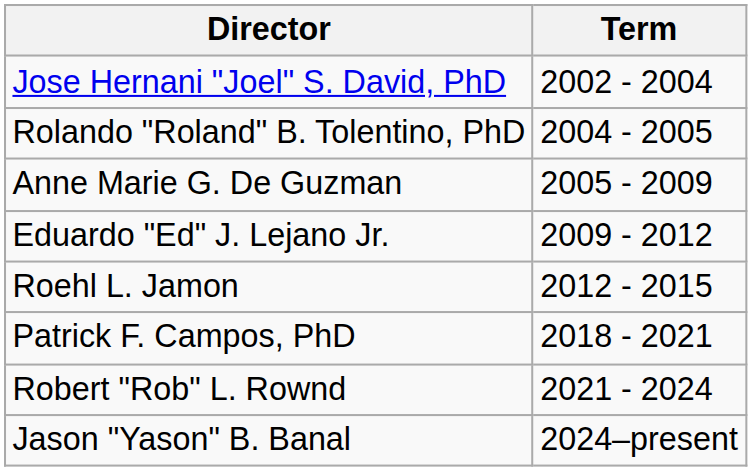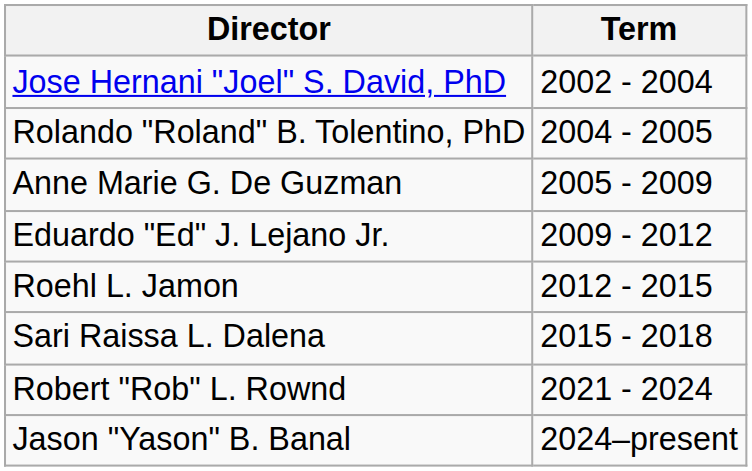+ row: (169, 337)
- row: (184, 337)
